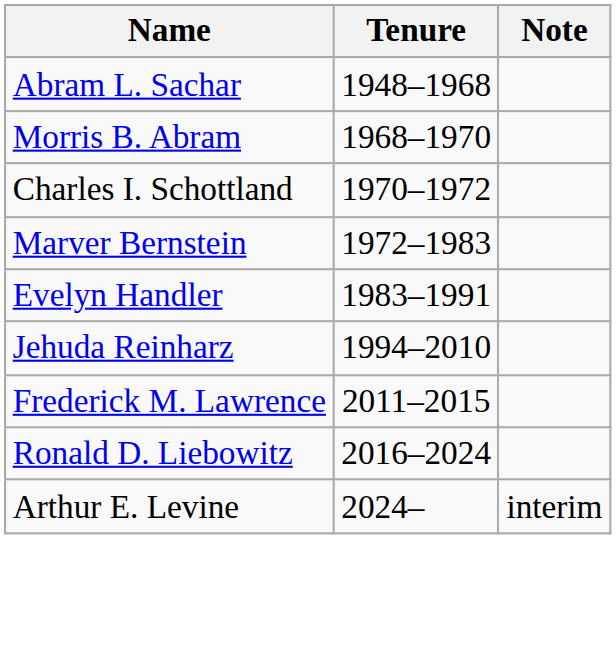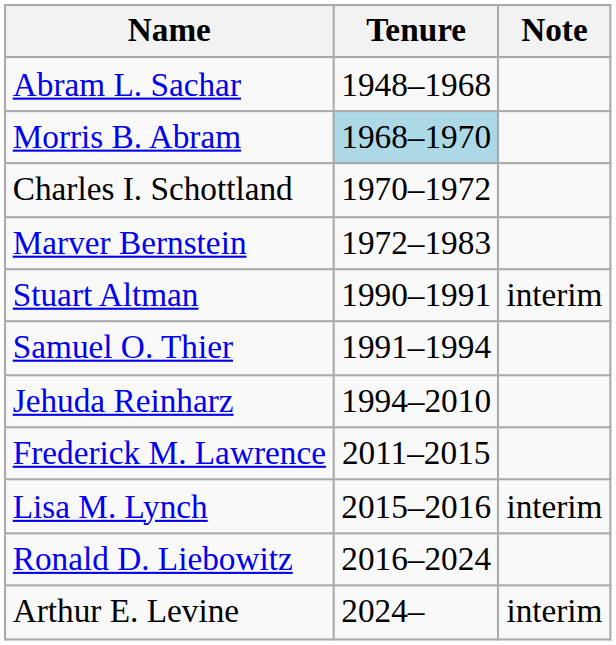(416, 136) no background -> (416, 136) lightblue background
- row: (118, 294)
+ row: (106, 294)
+ row: (123, 347)
+ row: (110, 505)
